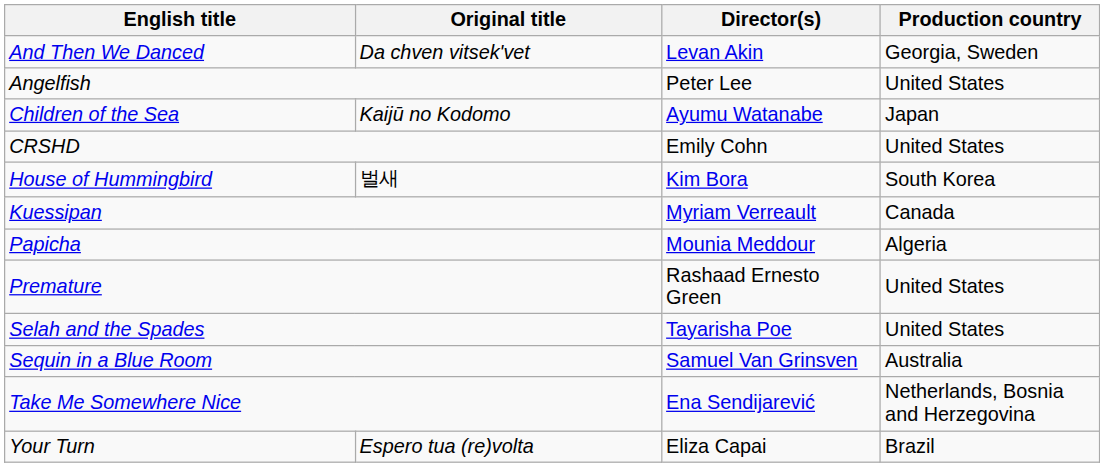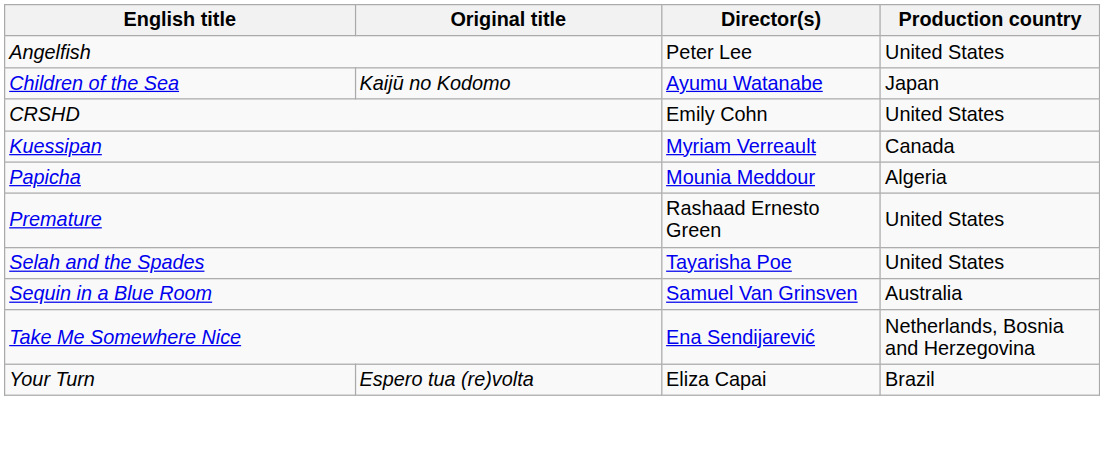- row: (107, 51)
- row: (111, 179)
